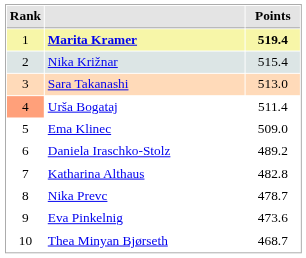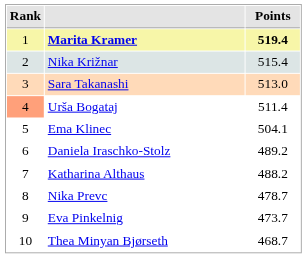(273, 129) 509.0 -> (273, 129) 504.1
(273, 173) 482.8 -> (273, 173) 488.2
(273, 218) 473.6 -> (273, 218) 473.7
